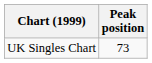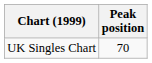(123, 48) 73 -> (123, 48) 70
